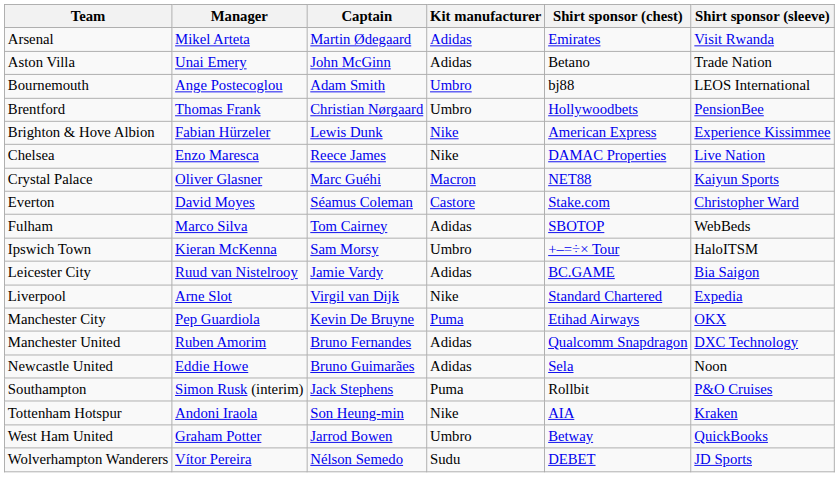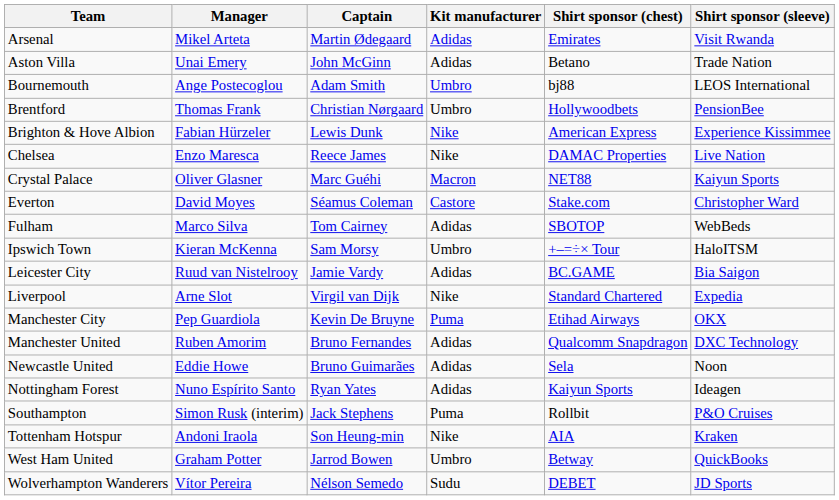+ row: (63, 389)
